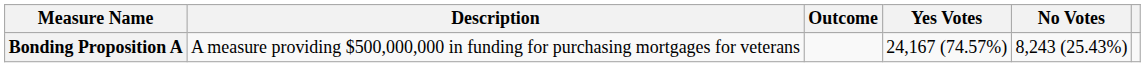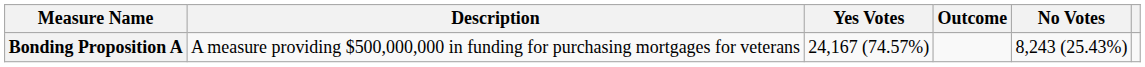columns swapped: (843, 18) <-> (947, 18)
